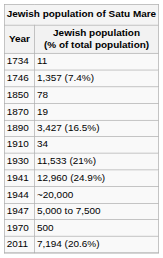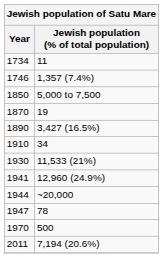(42, 95) 78 -> (69, 95) 5,000 to 7,500
(69, 211) 5,000 to 7,500 -> (42, 211) 78
